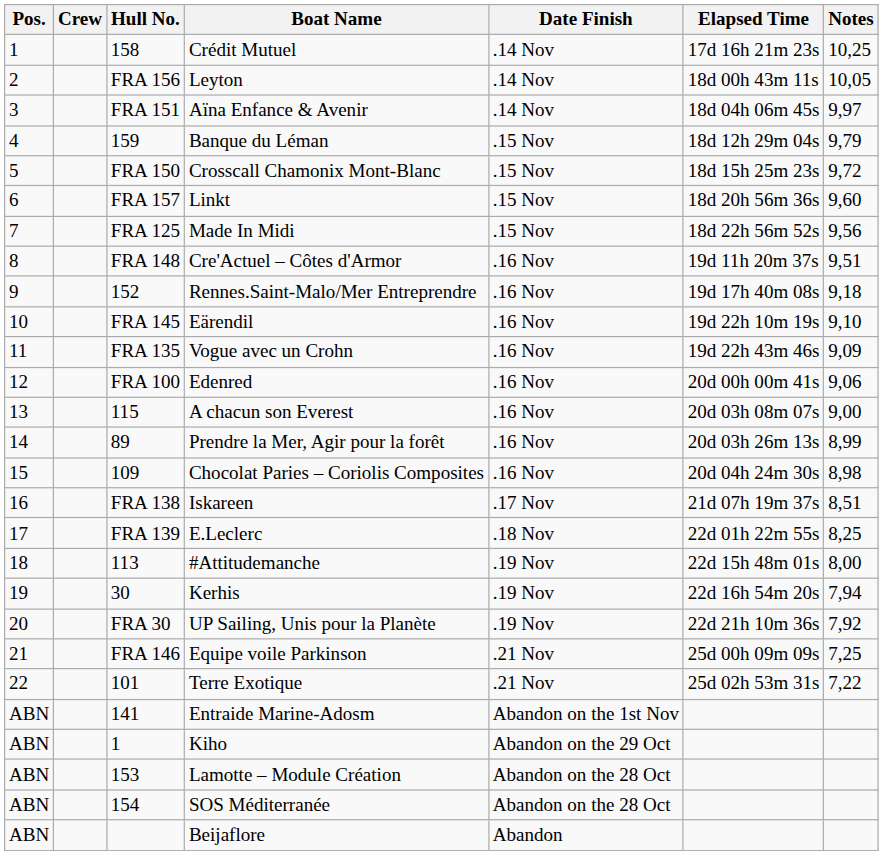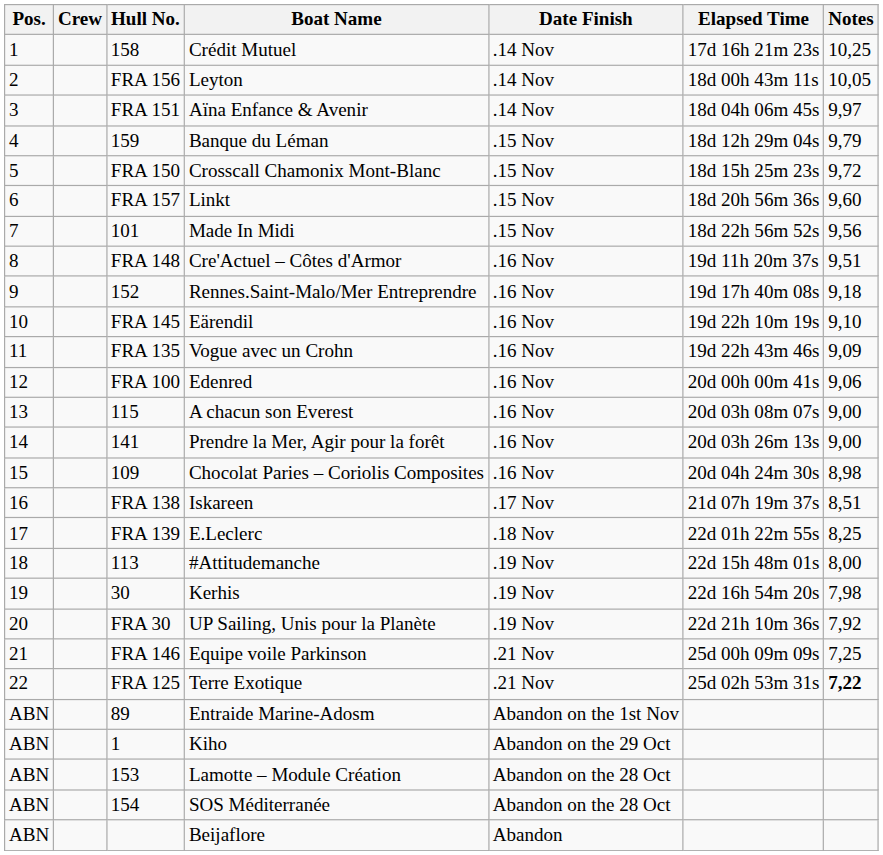(145, 230) FRA 125 -> (125, 230) 101
(120, 442) 89 -> (125, 442) 141
(845, 442) 8,99 -> (845, 442) 9,00
(845, 593) 7,94 -> (845, 593) 7,98
(125, 683) 101 -> (145, 683) FRA 125
(845, 683) normal -> (845, 683) bold
(125, 714) 141 -> (120, 714) 89
